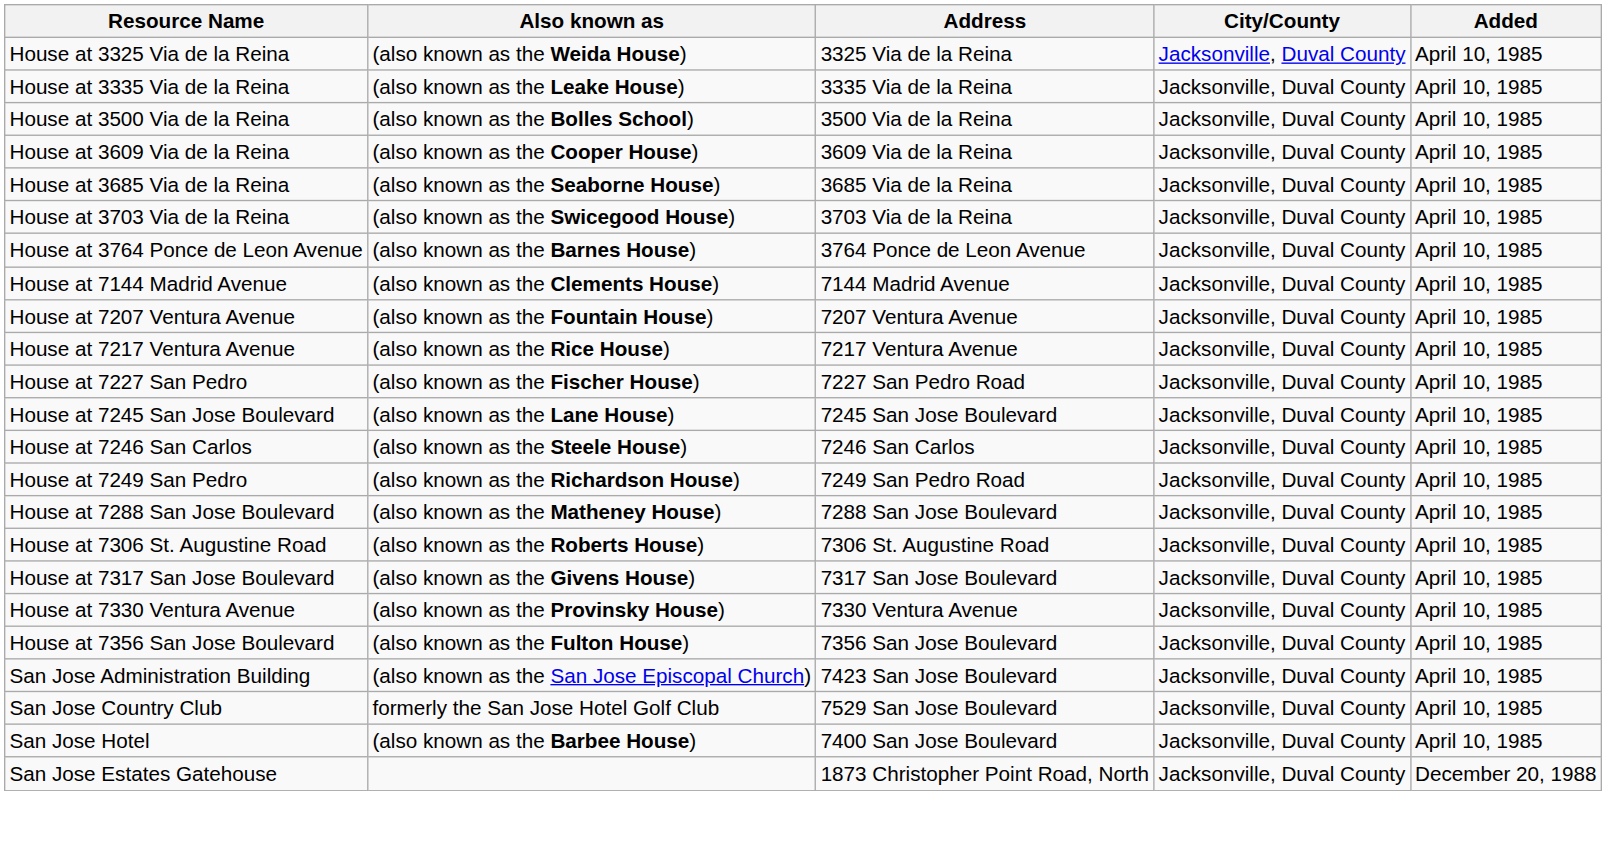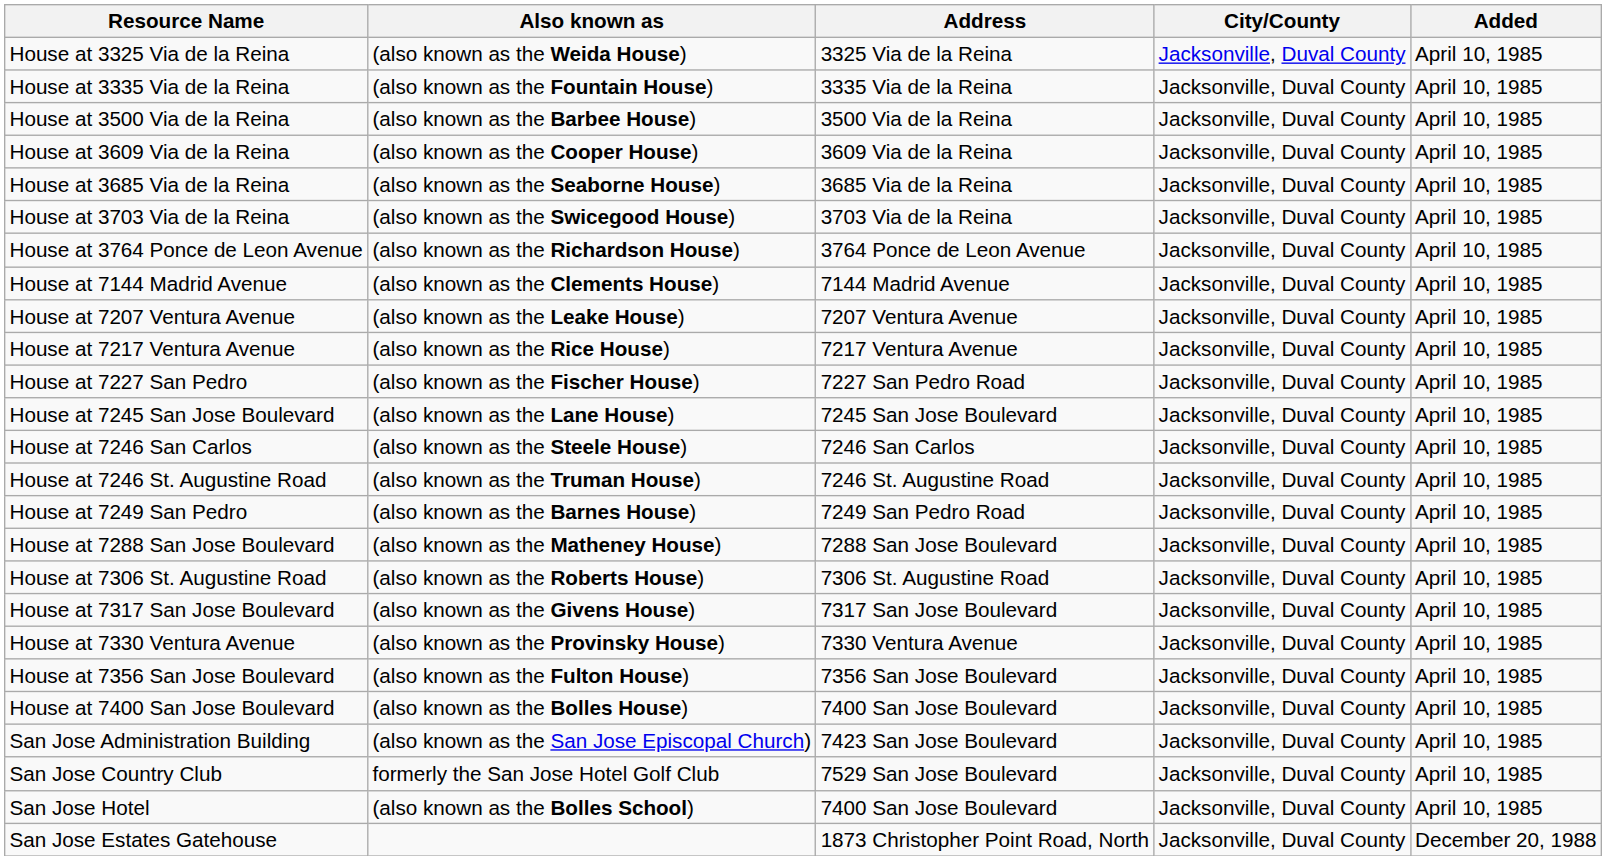(529, 87) (also known as the Leake House) -> (543, 87) (also known as the Fountain House)
(533, 119) (also known as the Bolles School) -> (534, 119) (also known as the Barbee House)
(534, 250) (also known as the Barnes House) -> (556, 250) (also known as the Richardson House)
(543, 316) (also known as the Fountain House) -> (529, 316) (also known as the Leake House)
+ row: (168, 479)
(556, 479) (also known as the Richardson House) -> (534, 512) (also known as the Barnes House)
+ row: (172, 708)
(534, 741) (also known as the Barbee House) -> (533, 807) (also known as the Bolles School)
